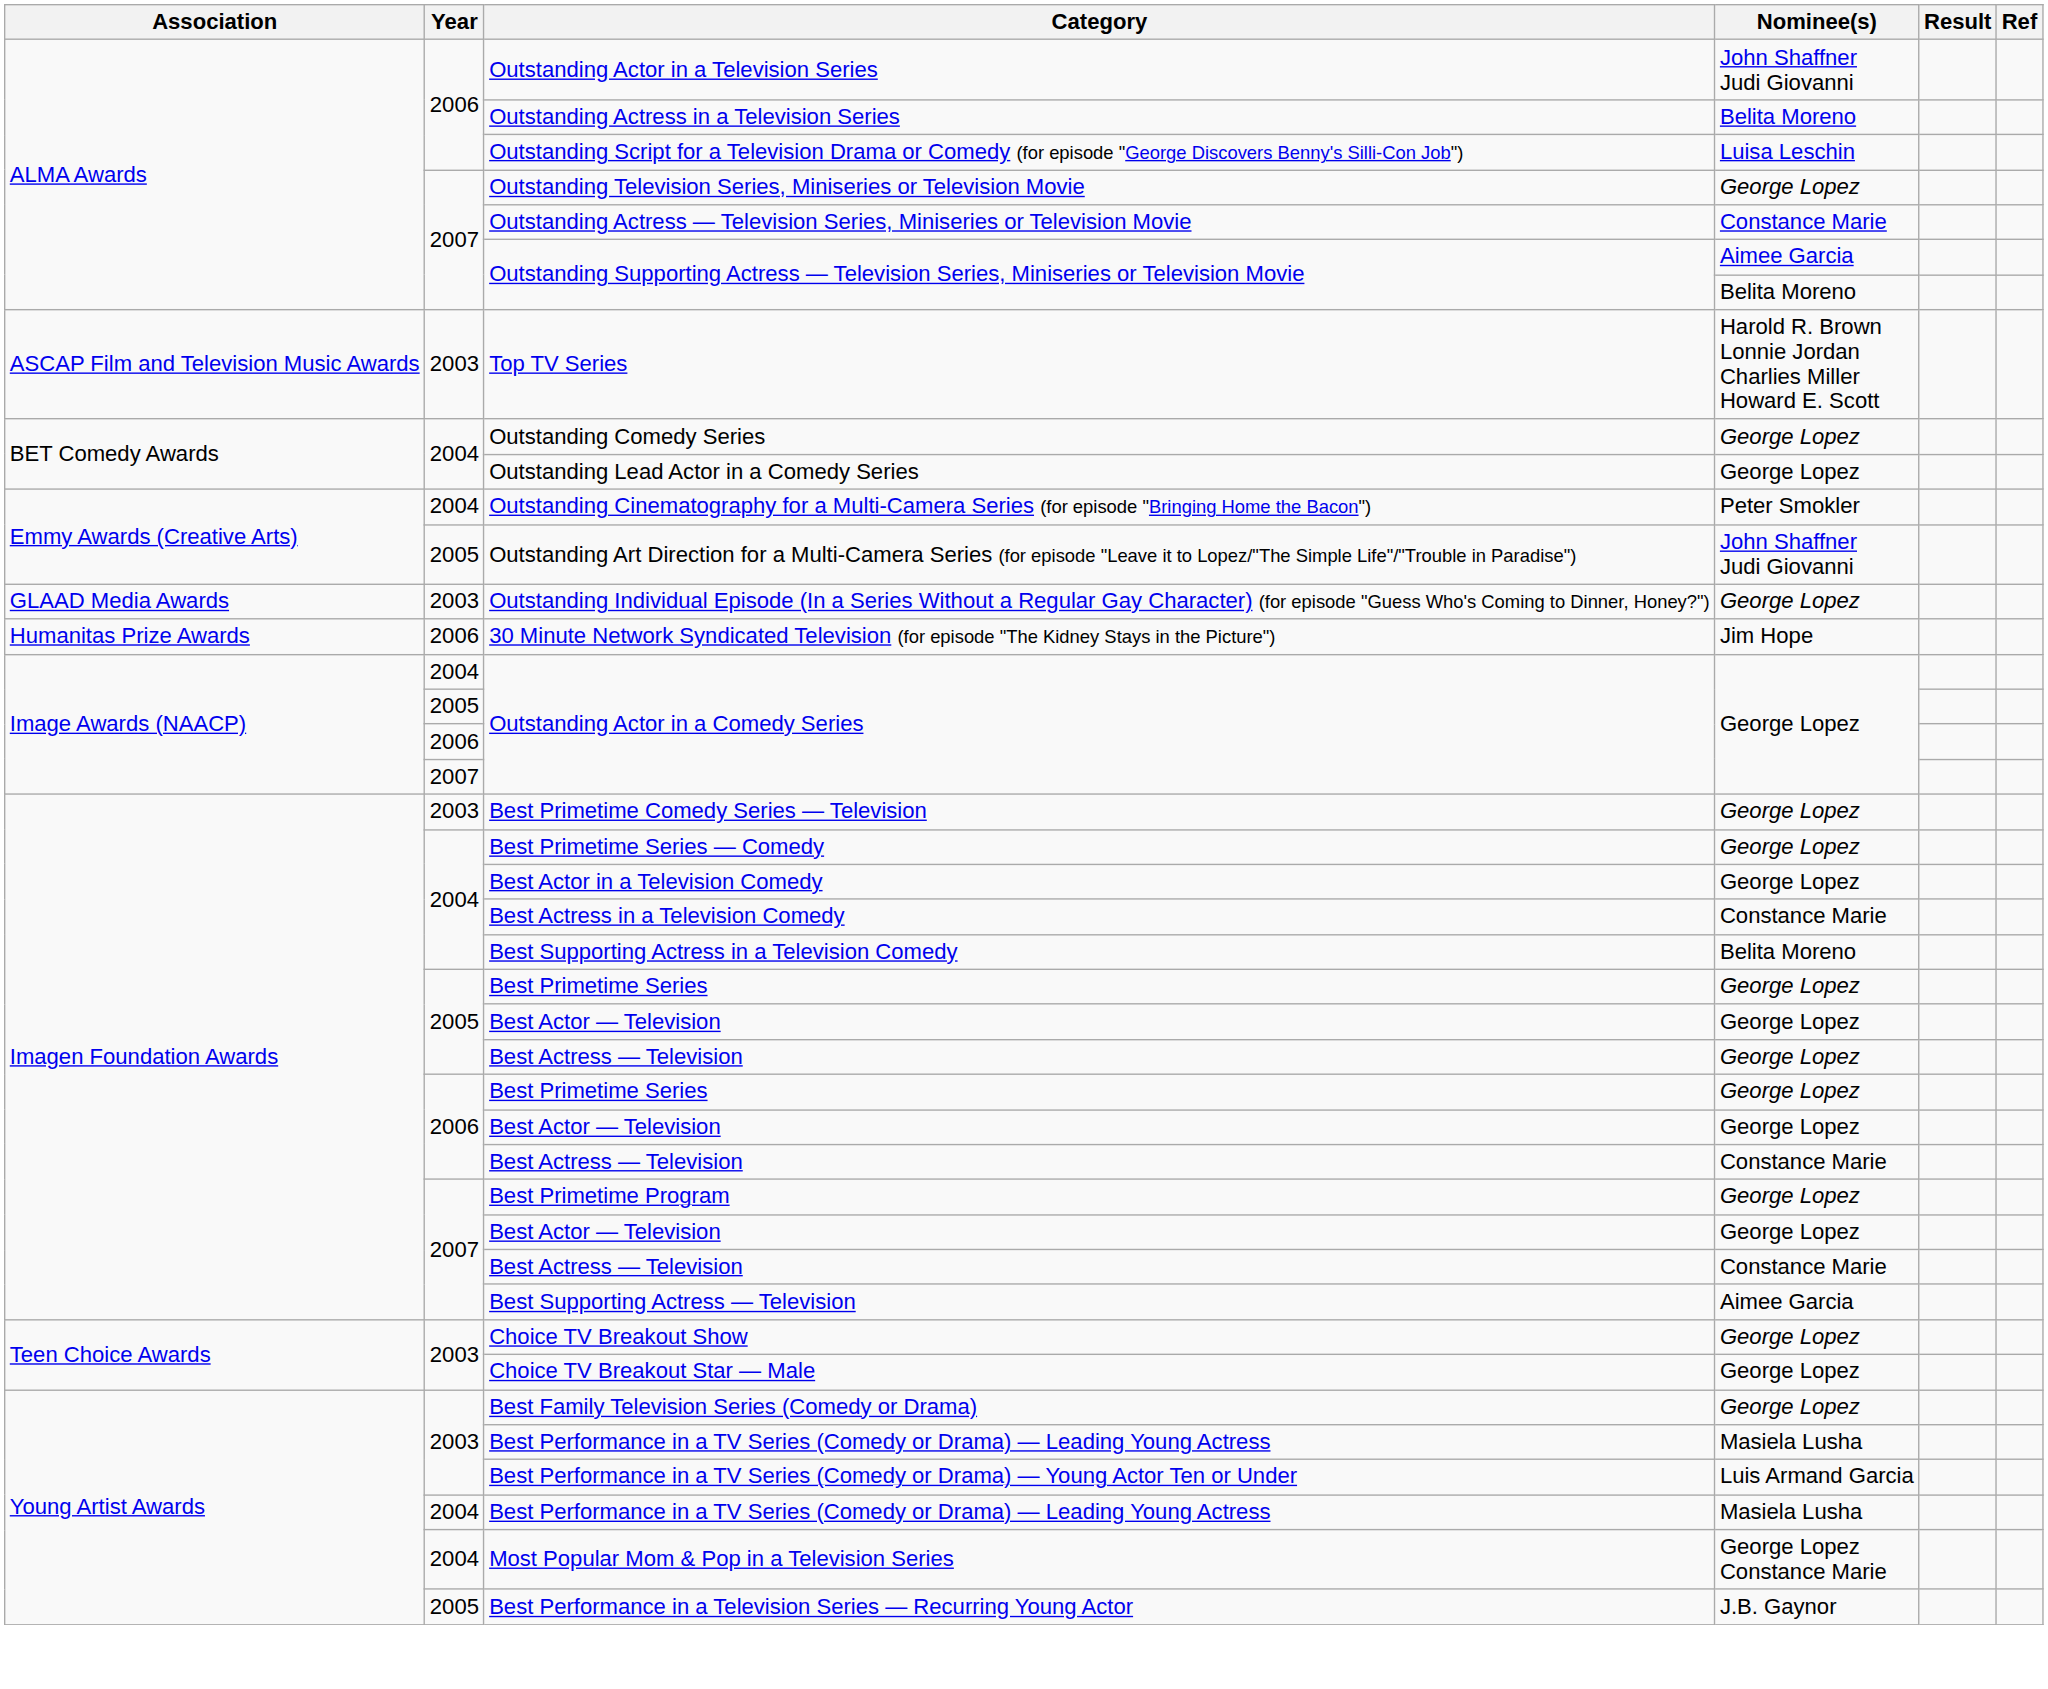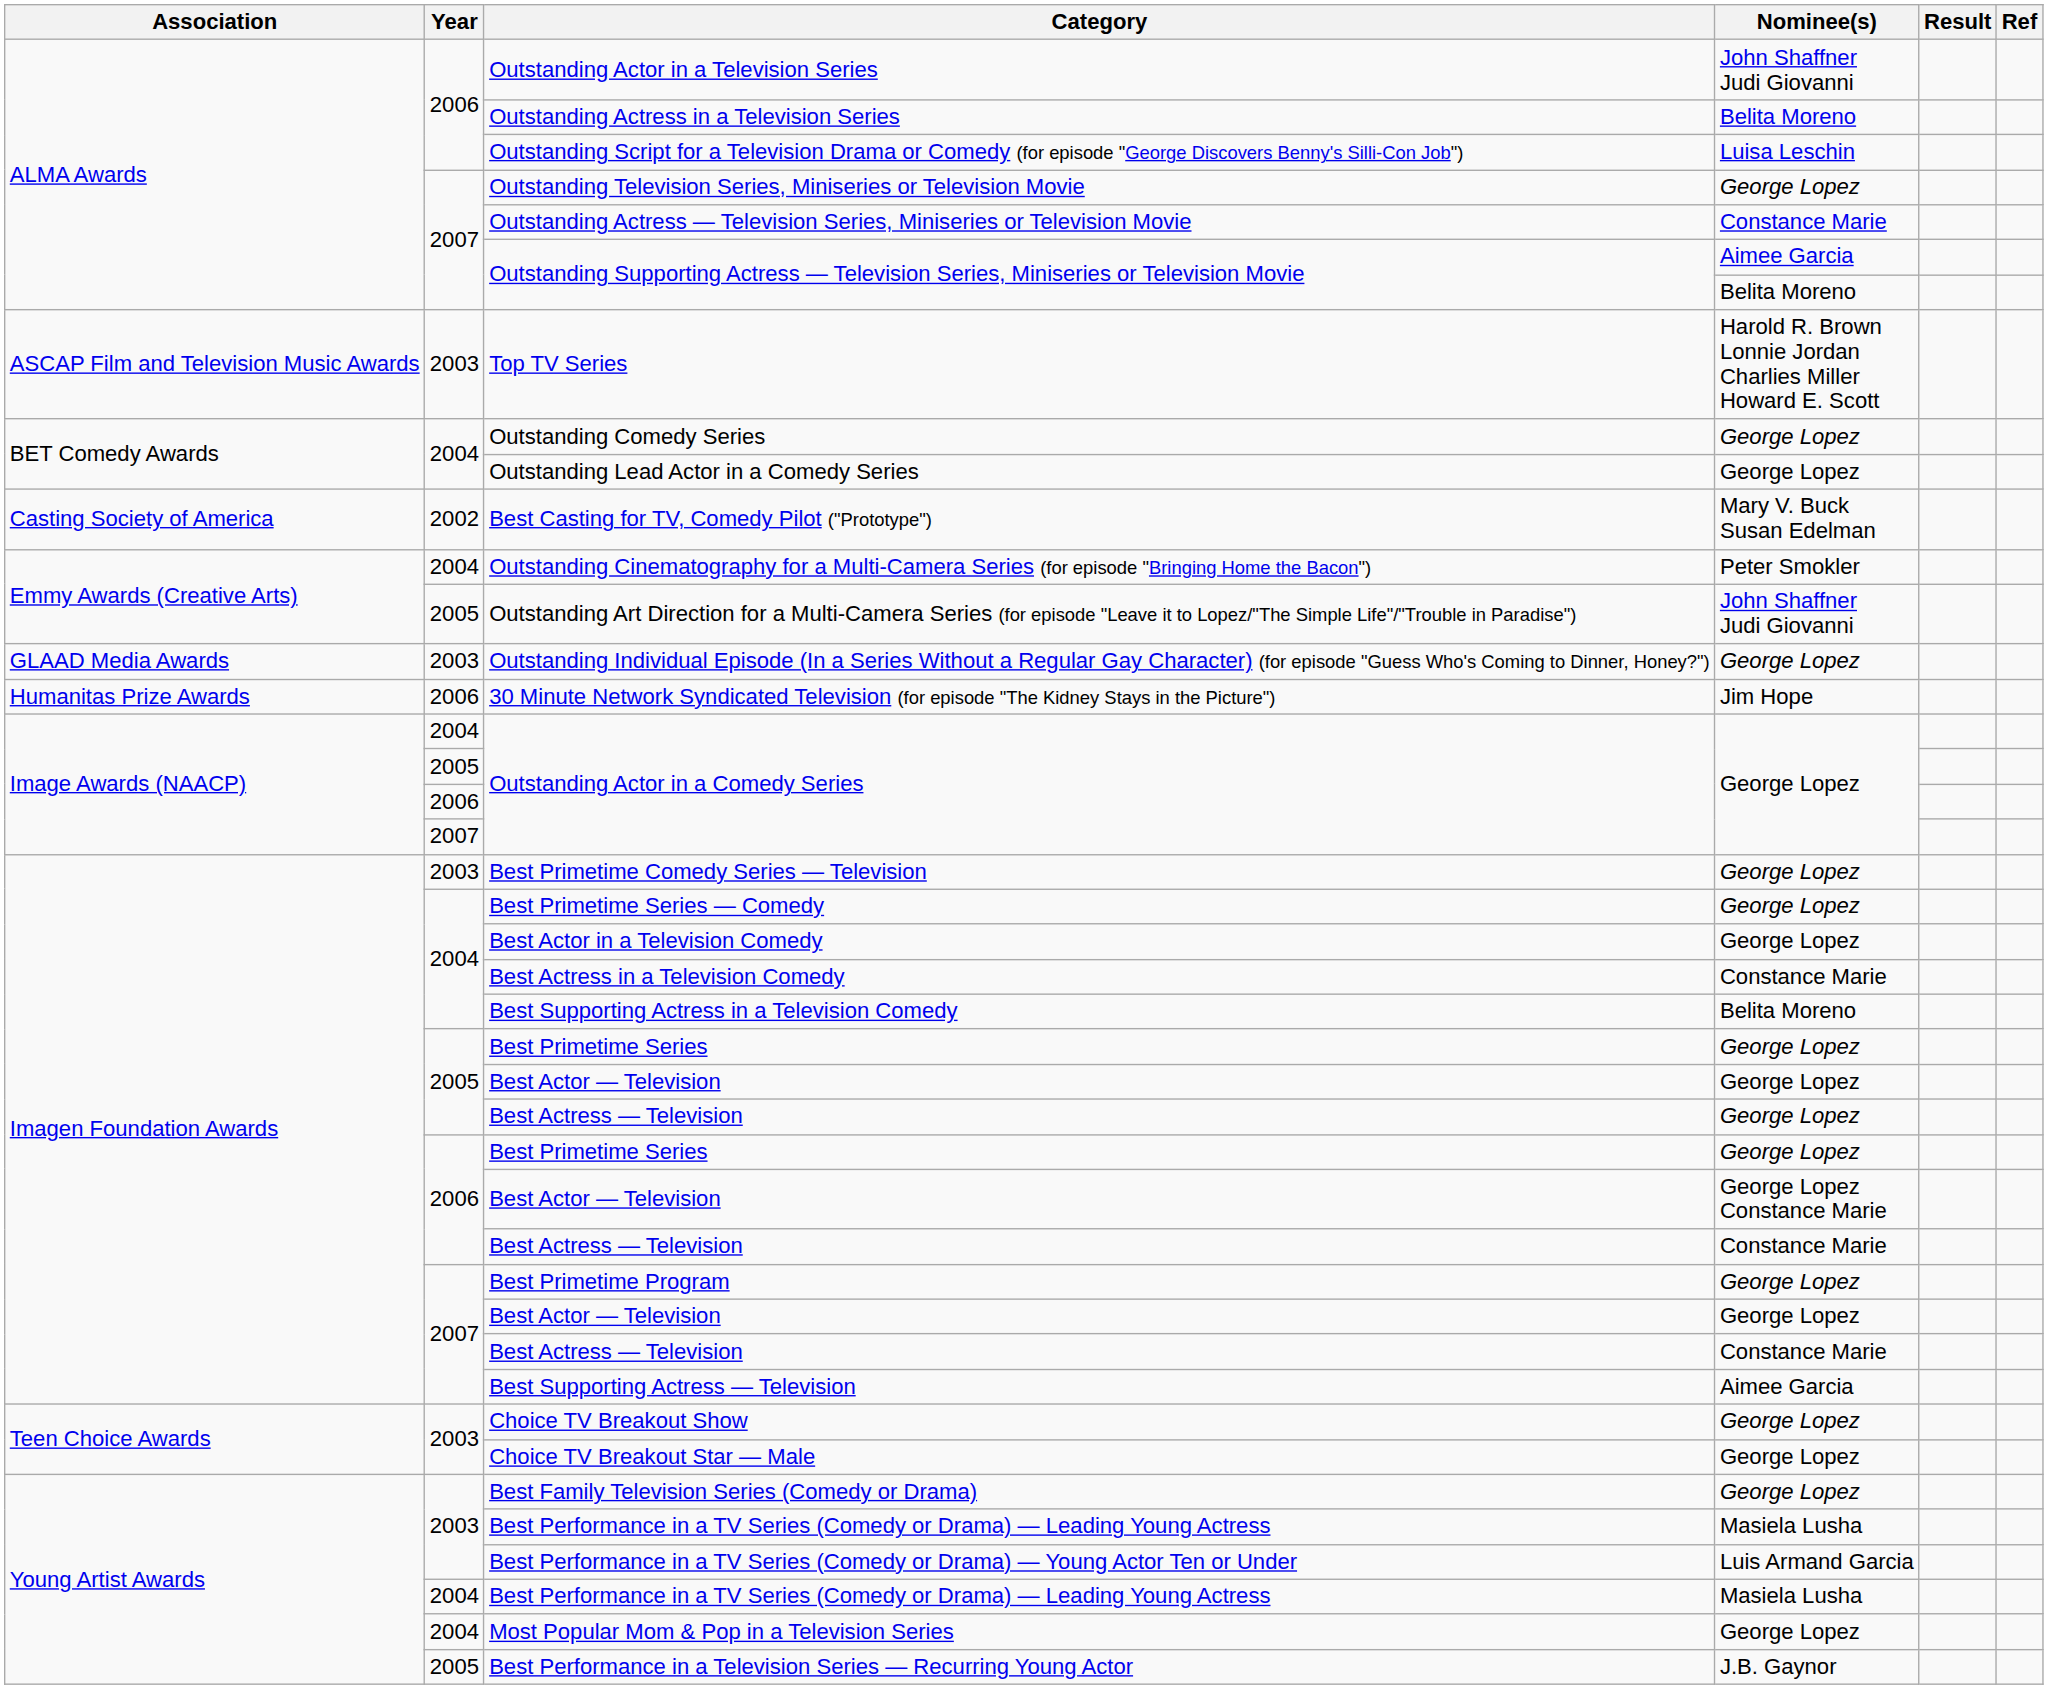+ row: (454, 518)
(1790, 1126) George Lopez -> (1803, 1198) George Lopez Constance Marie
(1803, 1559) George Lopez Constance Marie -> (1790, 1631) George Lopez
